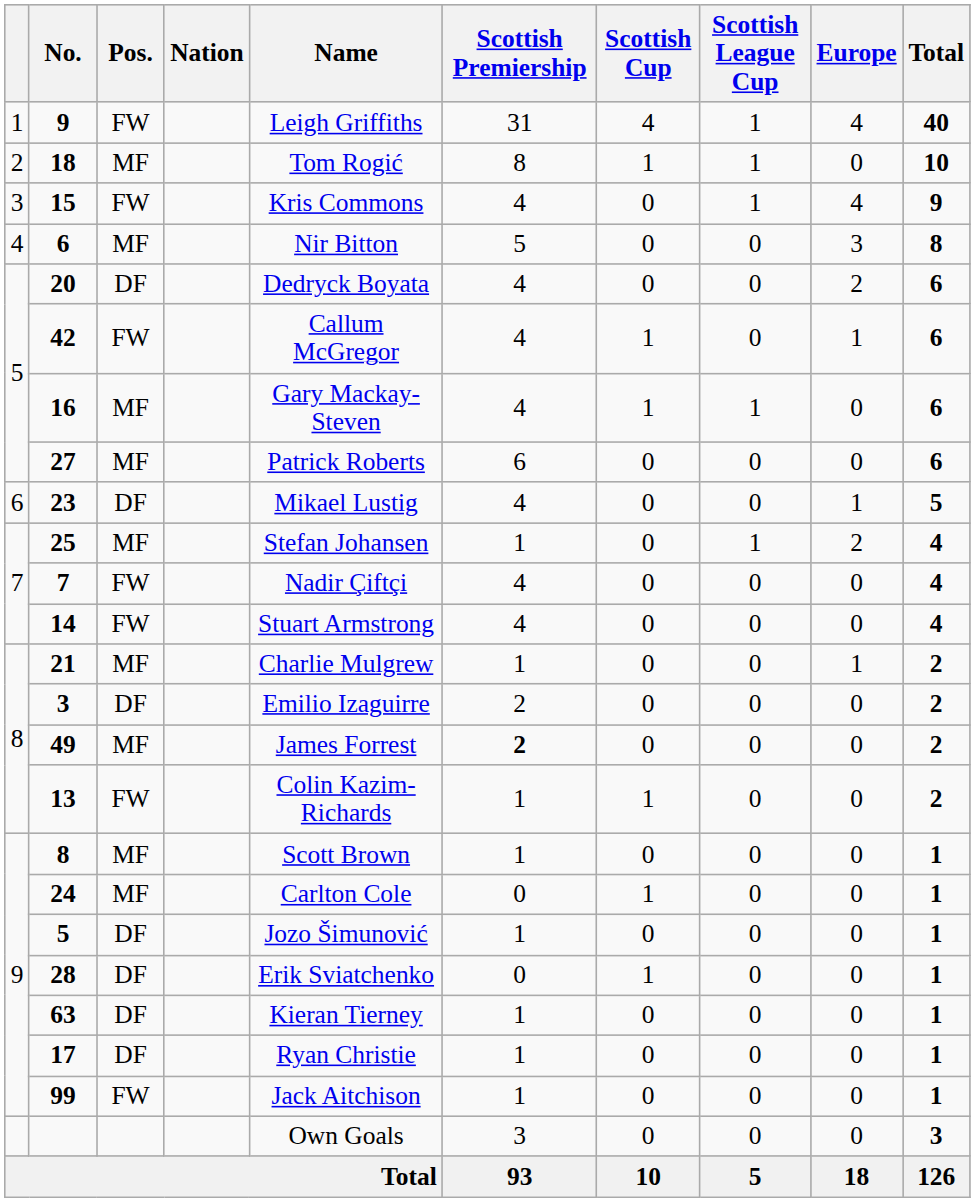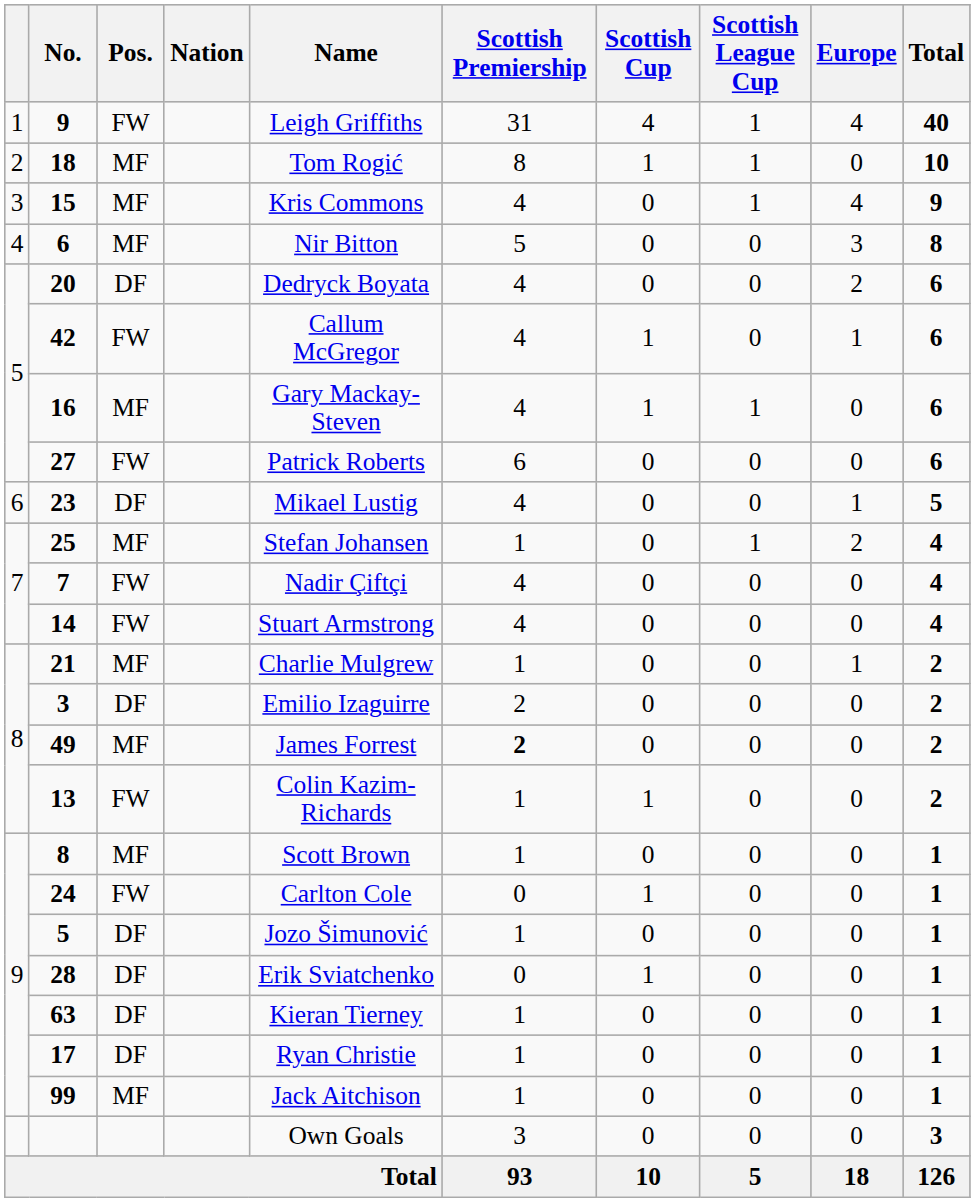(131, 202) FW -> (131, 202) MF
(131, 461) MF -> (131, 461) FW
(131, 894) MF -> (131, 894) FW
(131, 1095) FW -> (131, 1095) MF
